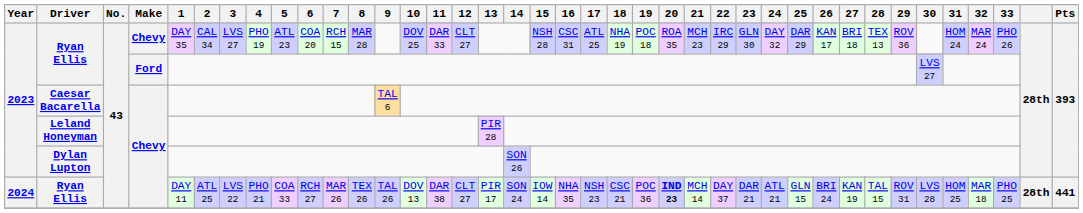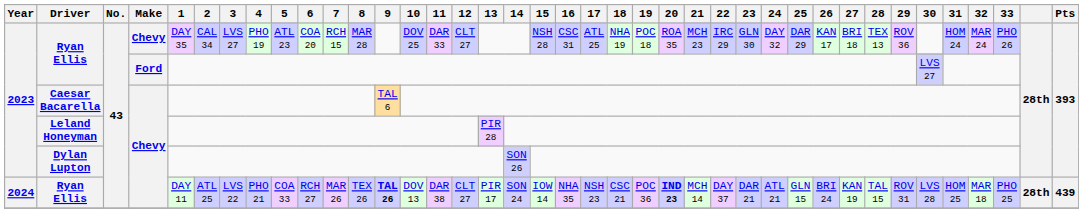(388, 192) normal -> (388, 193) bold
(1065, 193) 441 -> (1065, 193) 439
